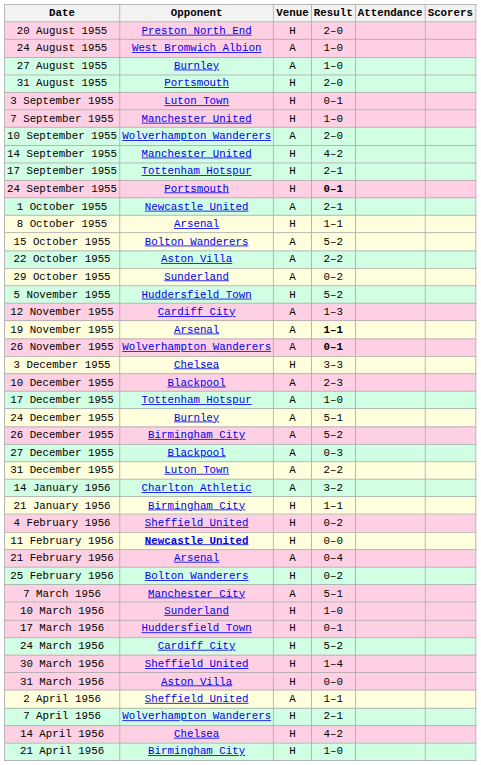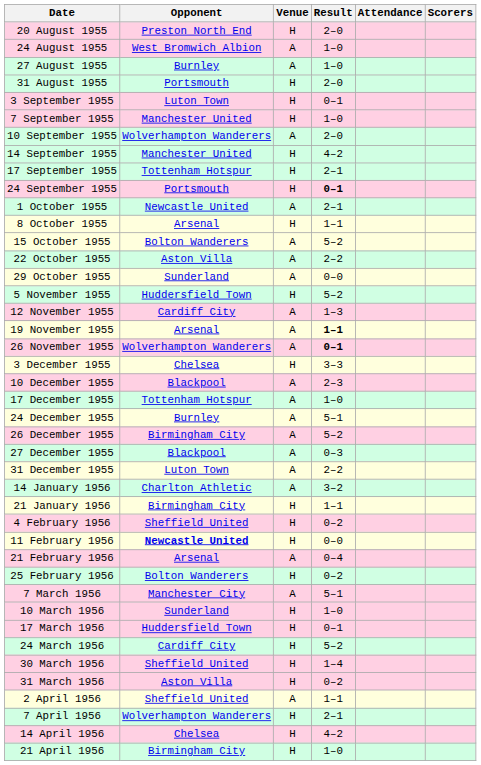(333, 277) 0–2 -> (333, 277) 0–0
(333, 681) 0–0 -> (333, 681) 0–2
